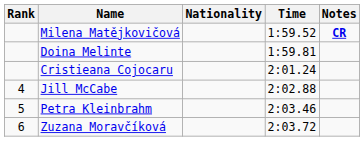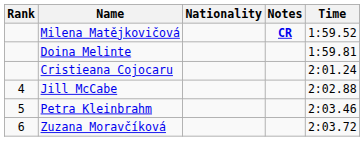columns swapped: (292, 14) <-> (339, 14)
